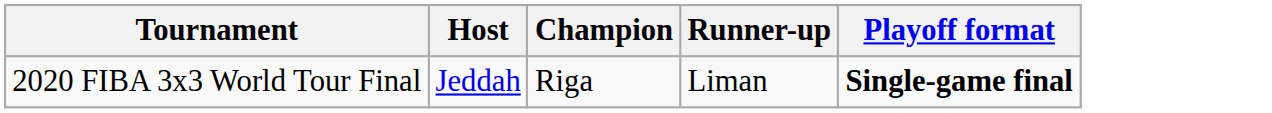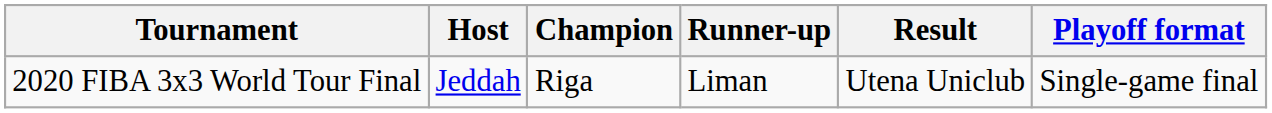+ column: (935, 30)
(959, 80) bold -> (1149, 80) normal
